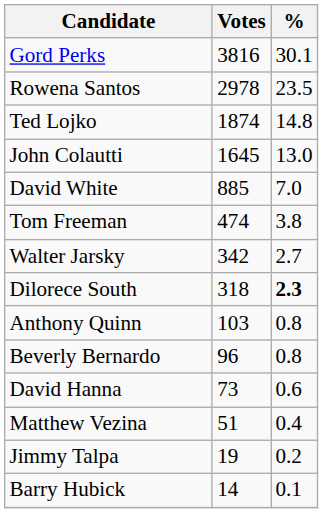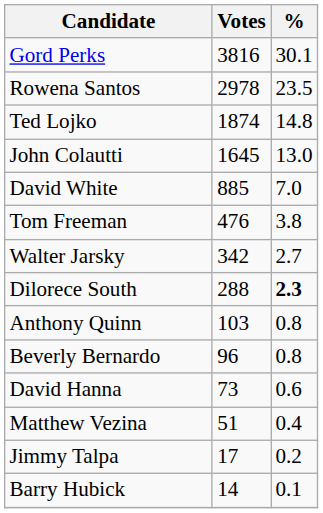(233, 222) 474 -> (233, 222) 476
(233, 289) 318 -> (233, 289) 288
(228, 456) 19 -> (228, 456) 17
